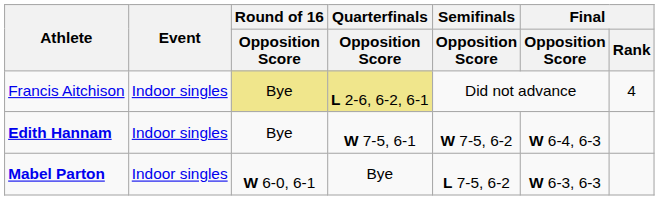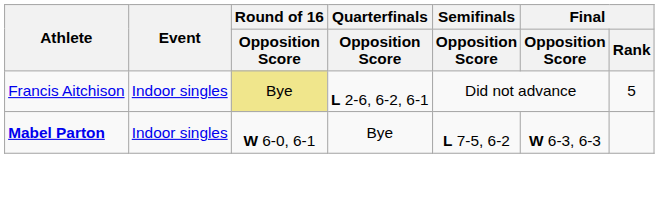(380, 100) khaki background -> (380, 100) no background
(632, 91) 4 -> (632, 91) 5
- row: (60, 133)
